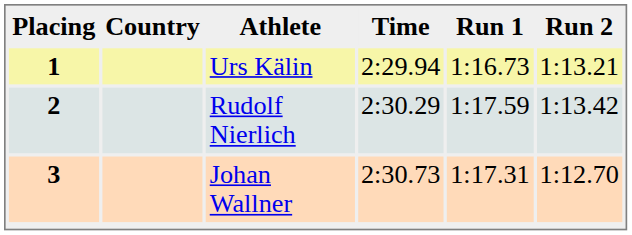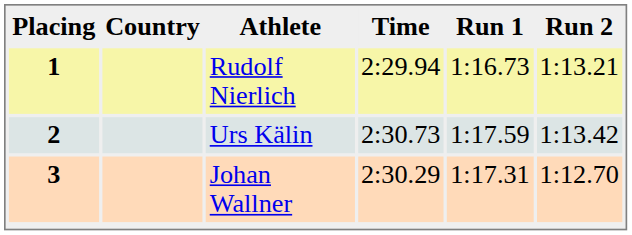(261, 66) Urs Kälin -> (253, 80) Rudolf Nierlich
(253, 120) Rudolf Nierlich -> (261, 134) Urs Kälin
(401, 105) 2:30.29 -> (401, 134) 2:30.73
(401, 174) 2:30.73 -> (401, 174) 2:30.29
